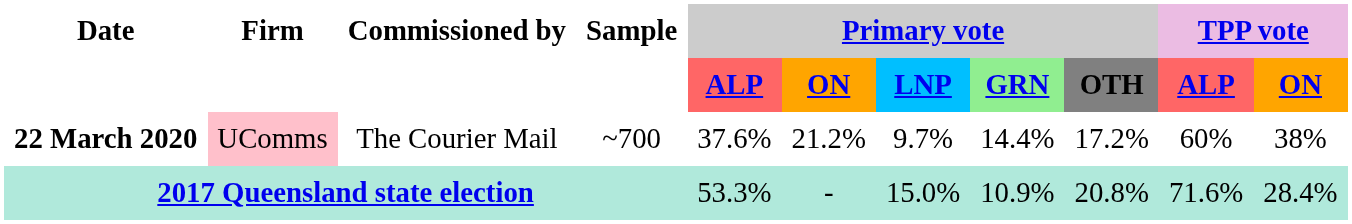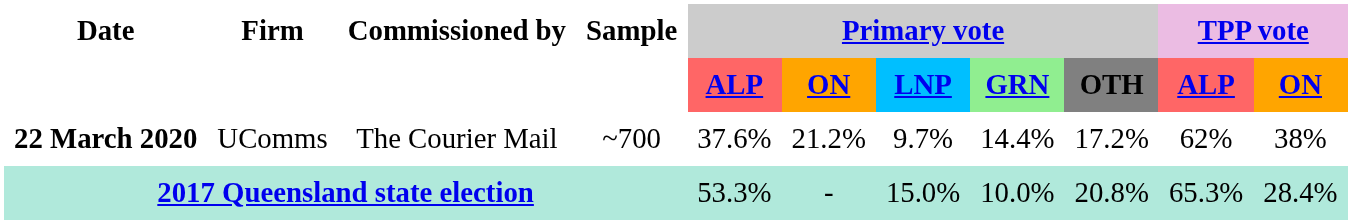(273, 138) pink background -> (273, 138) no background
(1206, 138) 60% -> (1206, 138) 62%
(1017, 192) 10.9% -> (1017, 192) 10.0%
(1206, 192) 71.6% -> (1206, 192) 65.3%
